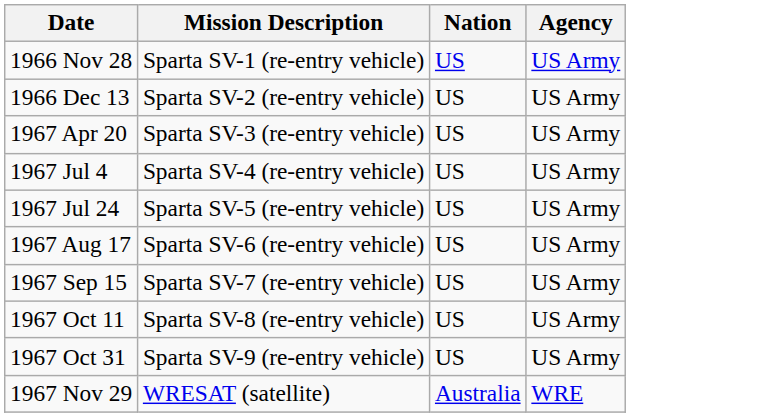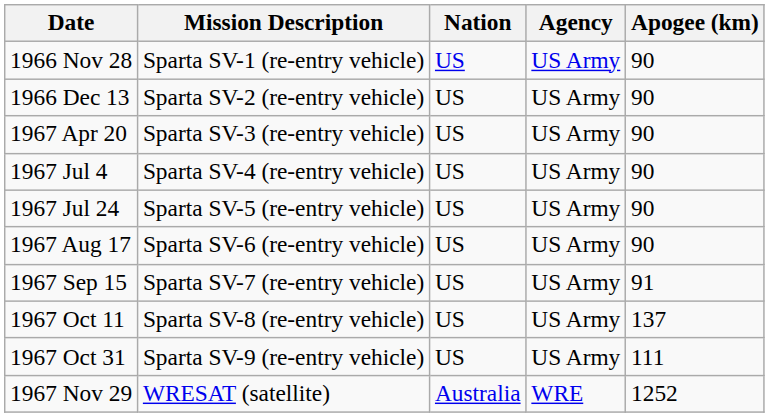+ column: (695, 23)
